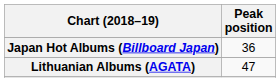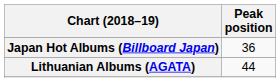(249, 67) 47 -> (249, 67) 44
